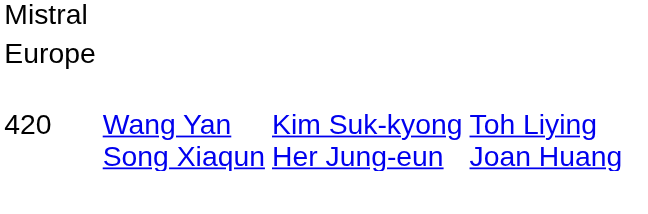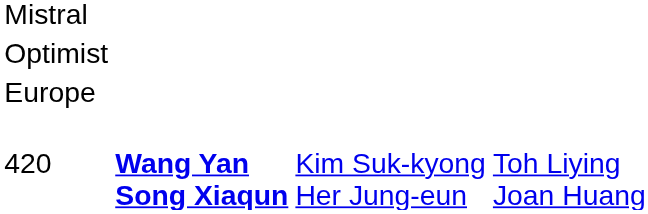+ row: (56, 53)
(184, 140) normal -> (202, 179) bold
